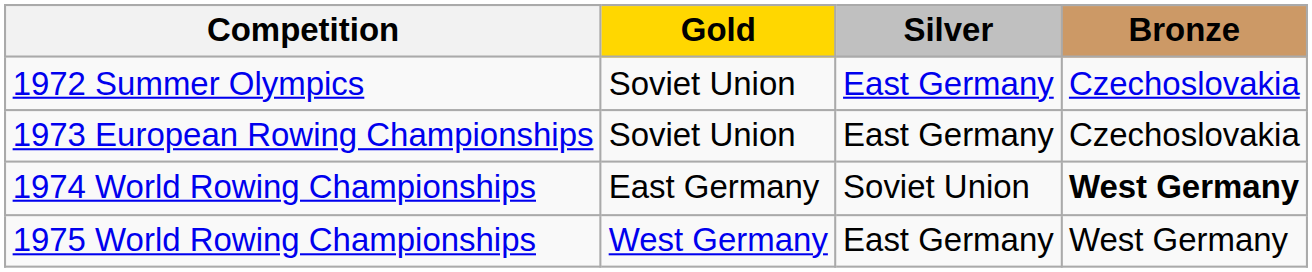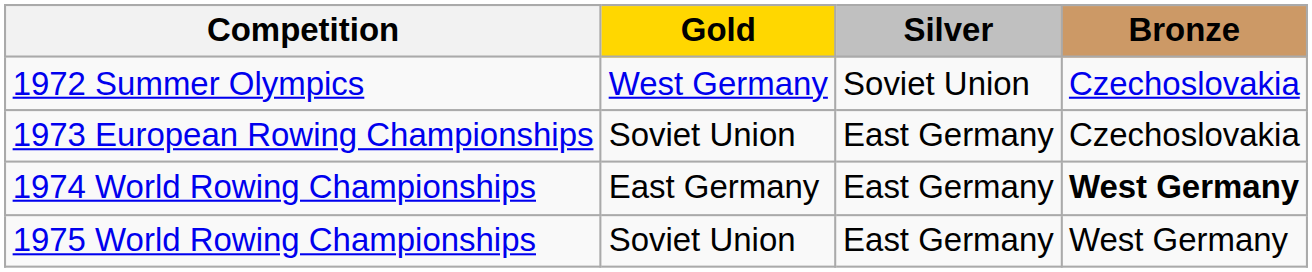(702, 82) Soviet Union -> (718, 82) West Germany
(948, 82) East Germany -> (937, 82) Soviet Union
(937, 187) Soviet Union -> (948, 187) East Germany
(718, 239) West Germany -> (702, 239) Soviet Union
